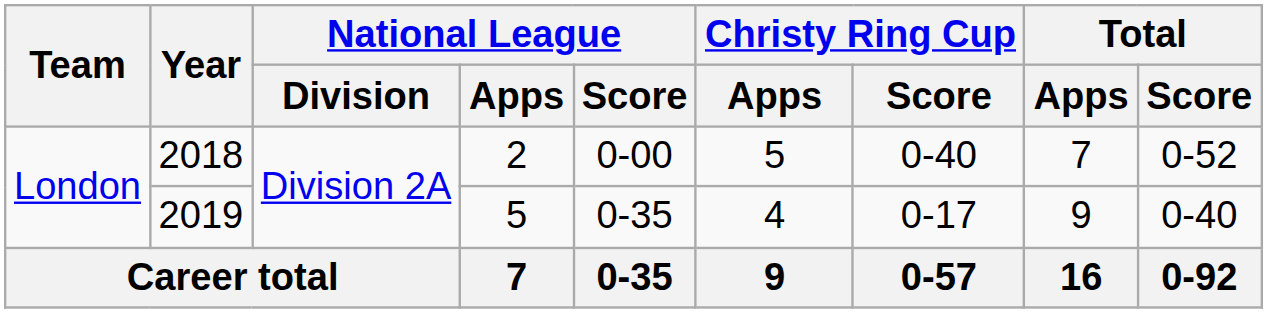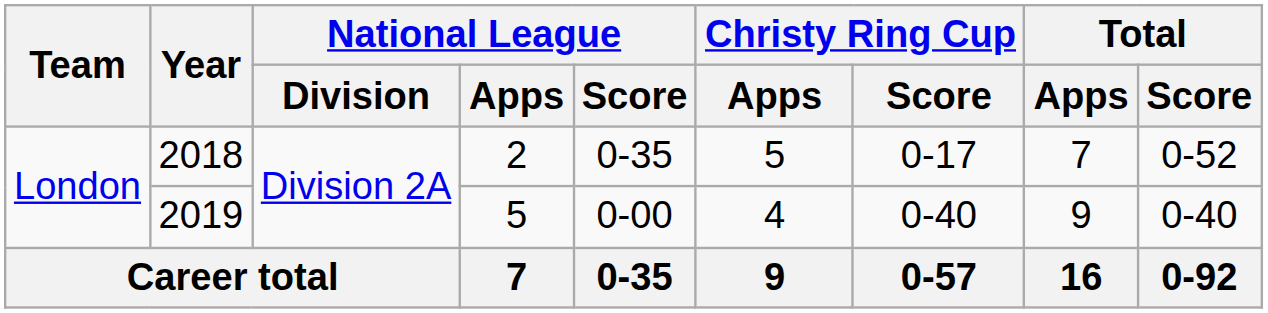(635, 155) 0-00 -> (635, 155) 0-35
(939, 155) 0-40 -> (939, 155) 0-17
(635, 215) 0-35 -> (635, 215) 0-00
(939, 215) 0-17 -> (939, 215) 0-40
